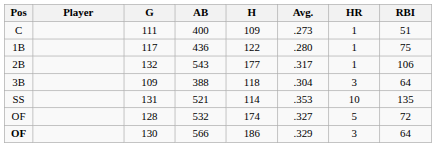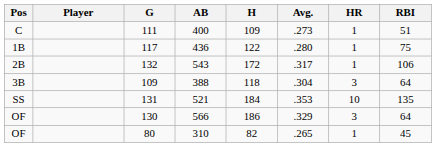(252, 64) 177 -> (252, 64) 172
(252, 99) 114 -> (252, 99) 184
- row: (149, 116)
(19, 133) bold -> (19, 116) normal
+ row: (149, 133)
